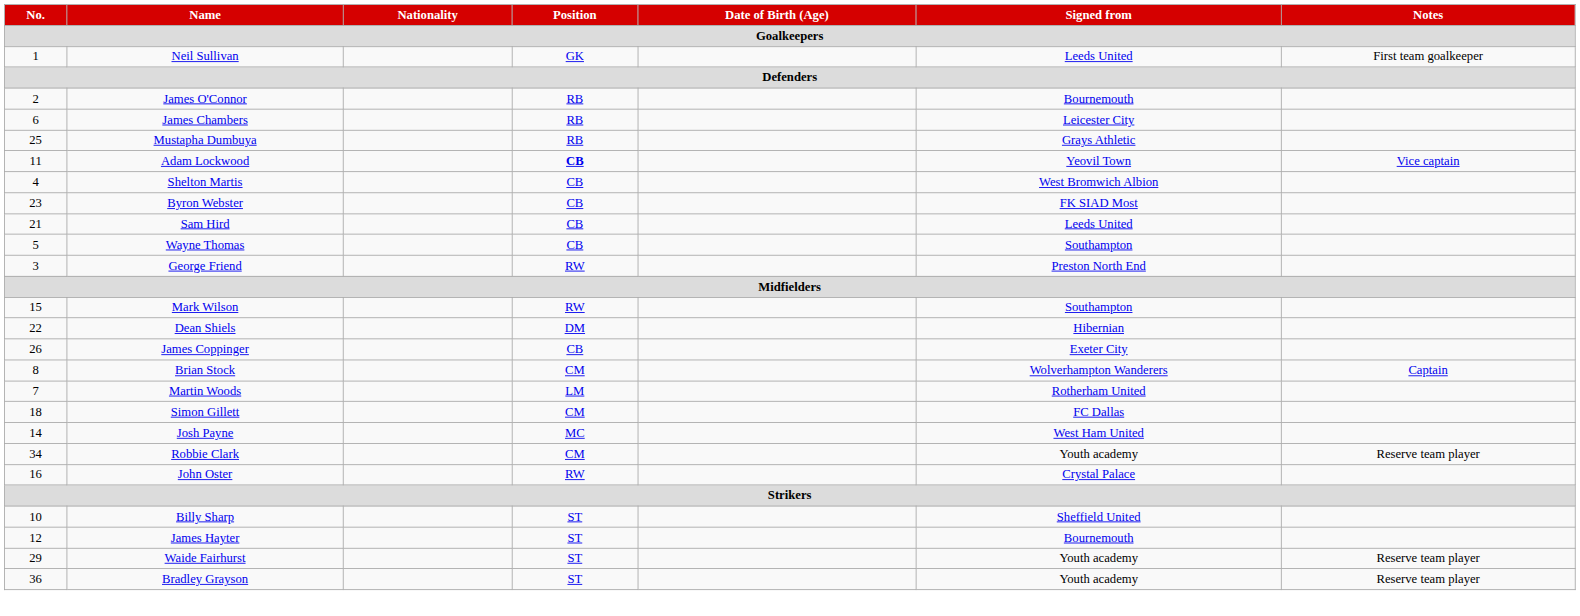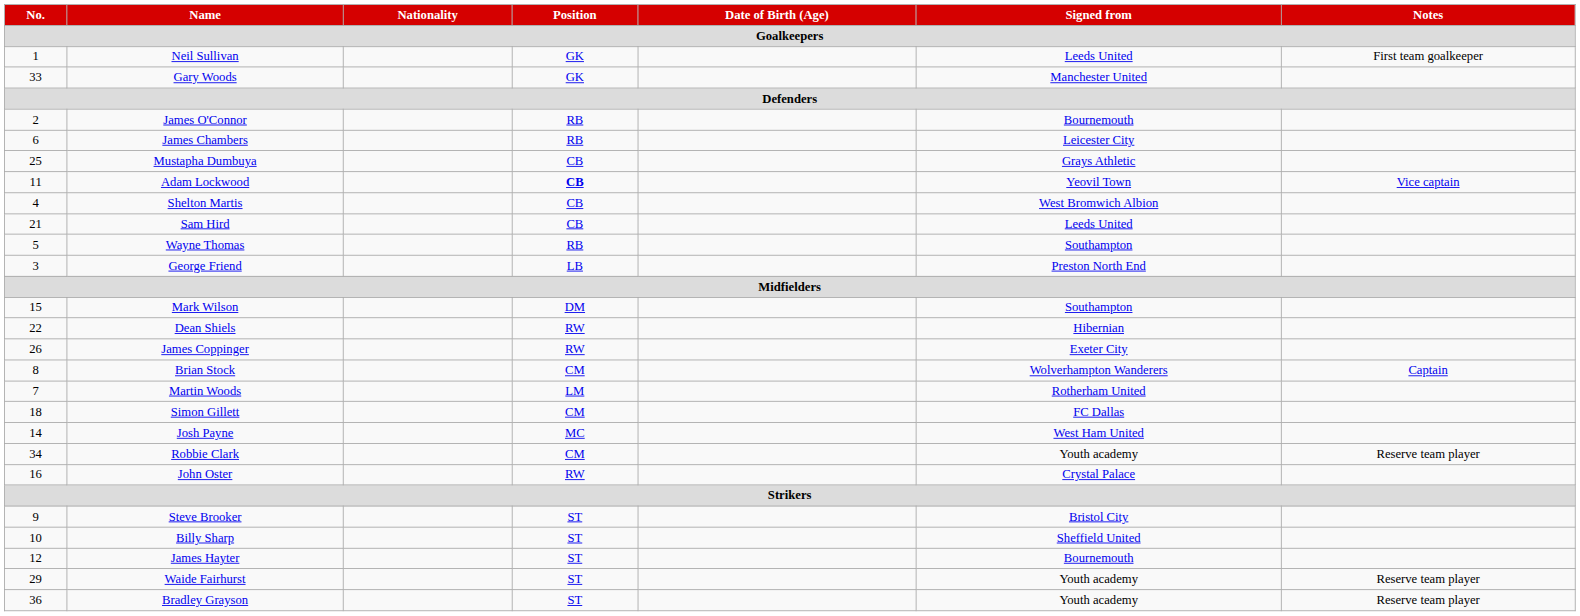+ row: (205, 78)
(575, 140) RB -> (575, 161) CB
- row: (205, 203)
(575, 245) CB -> (575, 245) RB
(575, 266) RW -> (575, 266) LB
(575, 307) RW -> (575, 307) DM
(575, 328) DM -> (575, 328) RW
(575, 349) CB -> (575, 349) RW
+ row: (205, 516)
